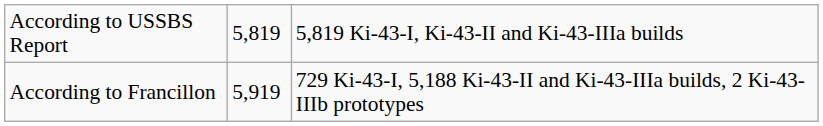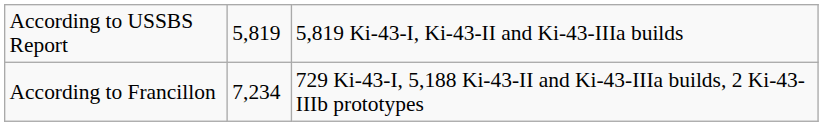(259, 91) 5,919 -> (259, 91) 7,234
